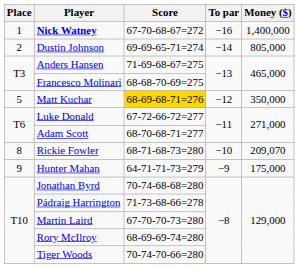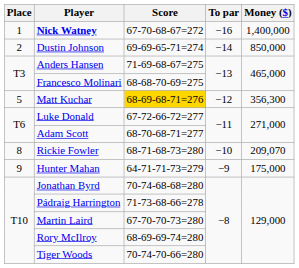(268, 47) 805,000 -> (268, 47) 850,000
(268, 99) 350,000 -> (268, 99) 356,300
